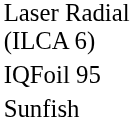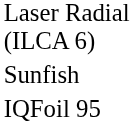rows swapped: (42, 109) <-> (52, 75)
